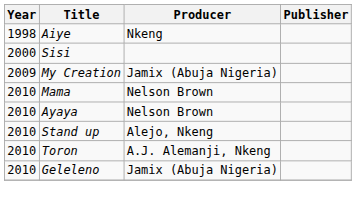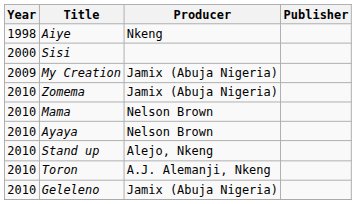+ row: (63, 92)
